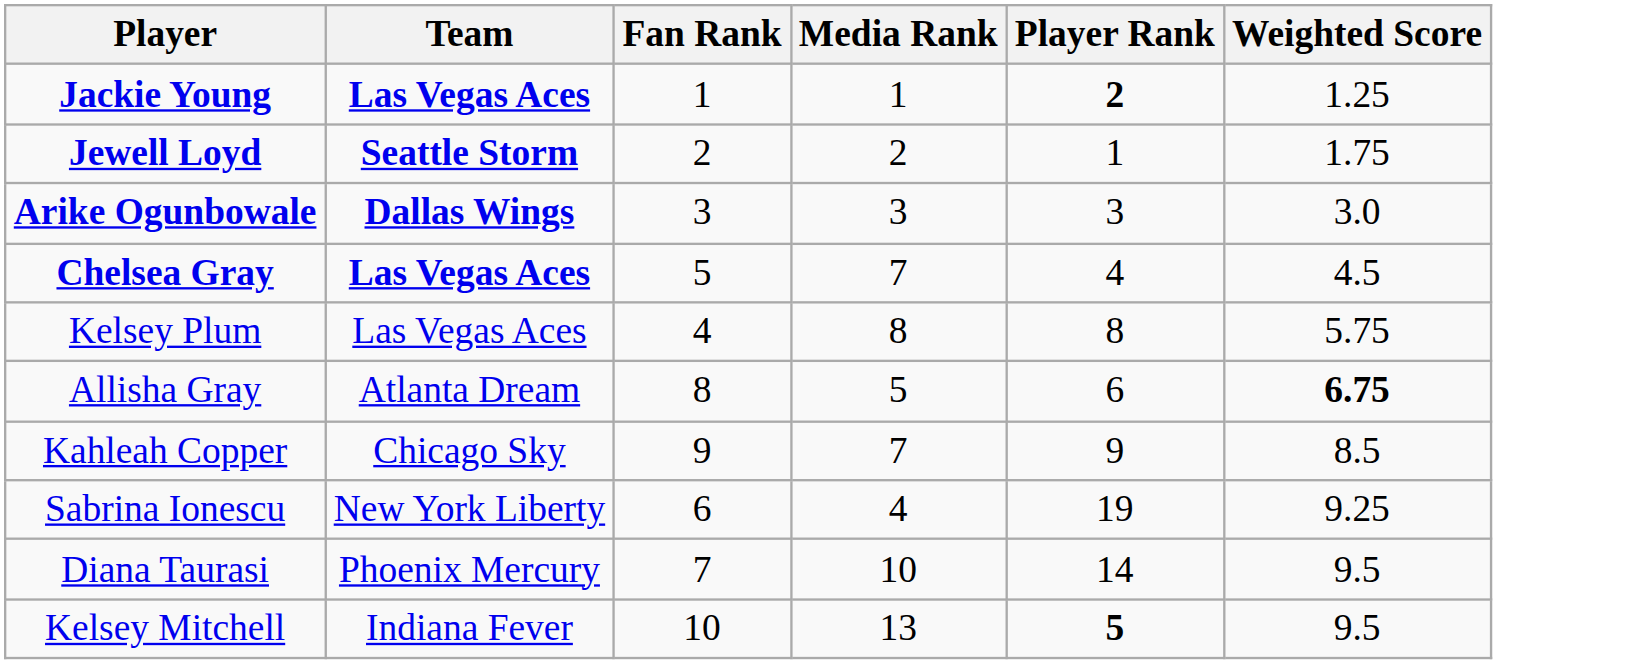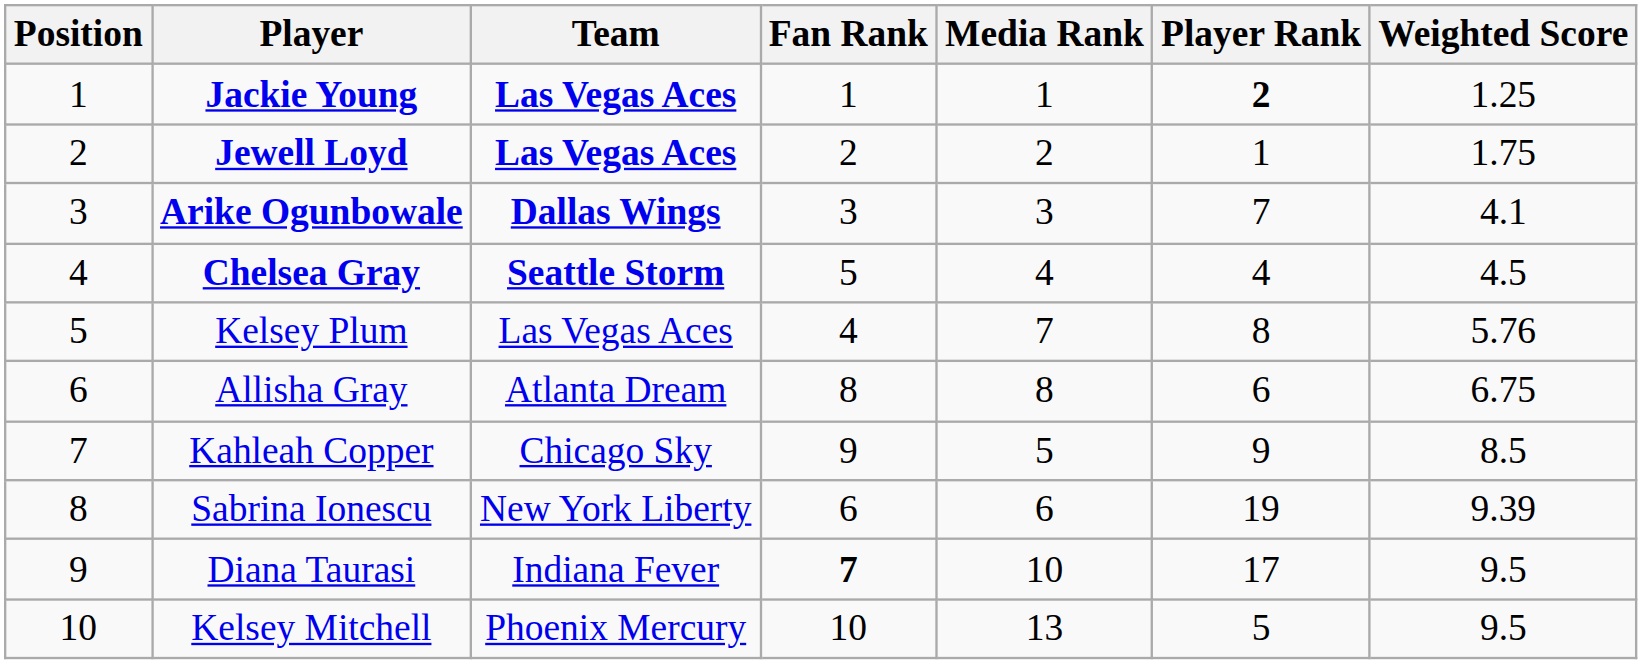+ column: (78, 34)
(469, 152) Seattle Storm -> (616, 152) Las Vegas Aces
(1115, 212) 3 -> (1261, 212) 7
(1357, 212) 3.0 -> (1503, 212) 4.1
(469, 271) Las Vegas Aces -> (616, 271) Seattle Storm
(898, 271) 7 -> (1044, 271) 4
(898, 331) 8 -> (1044, 331) 7
(1357, 331) 5.75 -> (1503, 331) 5.76
(898, 390) 5 -> (1044, 390) 8
(1357, 390) bold -> (1503, 390) normal
(898, 449) 7 -> (1044, 449) 5
(898, 509) 4 -> (1044, 509) 6
(1357, 509) 9.25 -> (1503, 509) 9.39
(469, 568) Phoenix Mercury -> (616, 568) Indiana Fever
(702, 568) normal -> (848, 568) bold
(1115, 568) 14 -> (1261, 568) 17
(469, 627) Indiana Fever -> (616, 627) Phoenix Mercury
(1115, 627) bold -> (1261, 627) normal
